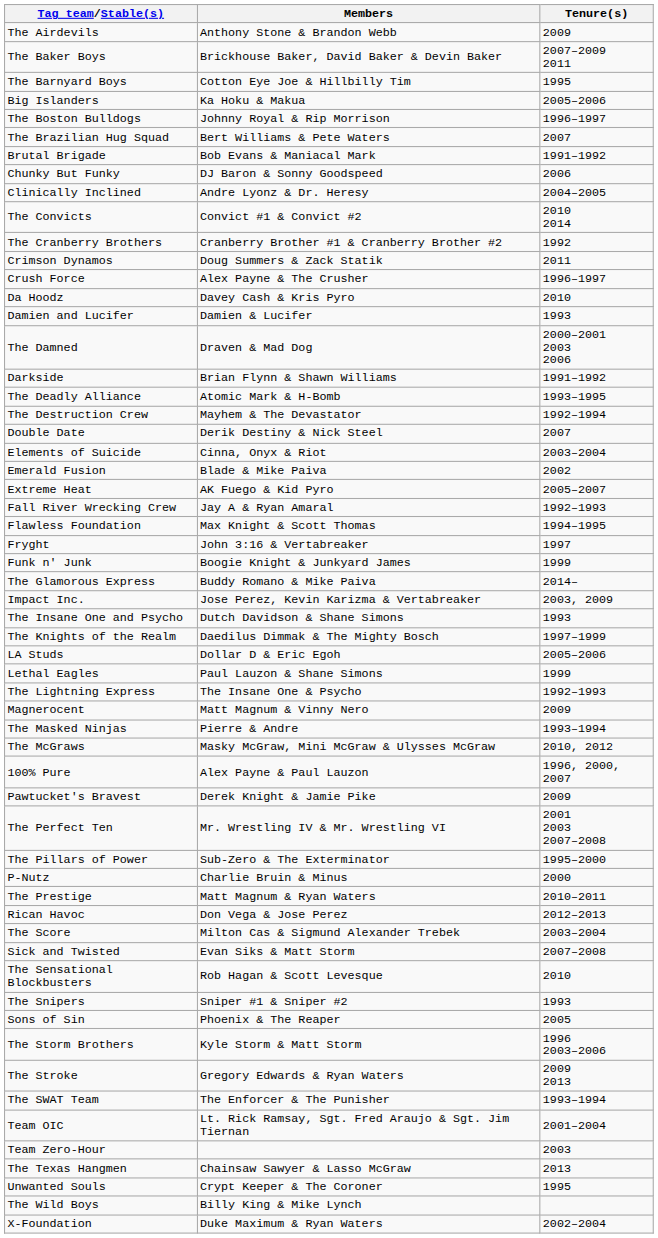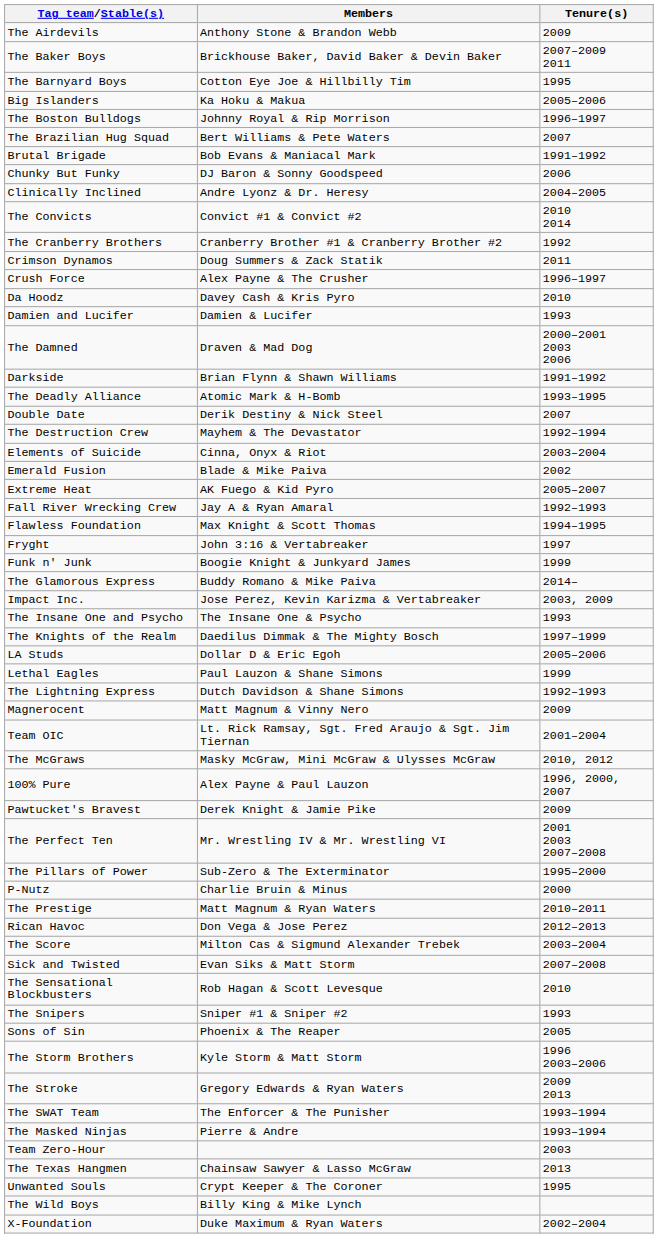rows swapped: (78, 415) <-> (46, 434)
(302, 618) Dutch Davidson & Shane Simons -> (281, 618) The Insane One & Psycho
(281, 692) The Insane One & Psycho -> (302, 692) Dutch Davidson & Shane Simons
rows swapped: (67, 729) <-> (36, 1125)
